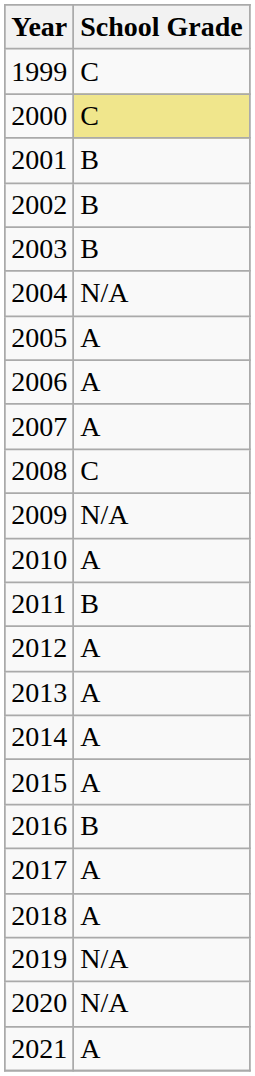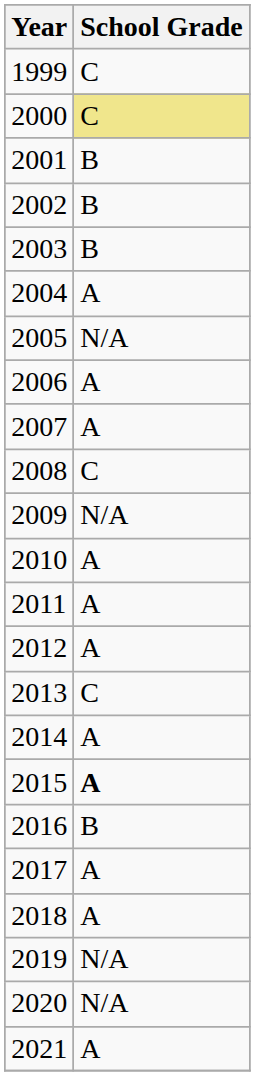(104, 293) N/A -> (90, 293) A
(90, 337) A -> (104, 337) N/A
(90, 603) B -> (90, 603) A
(90, 692) A -> (90, 692) C
(90, 781) normal -> (90, 781) bold
